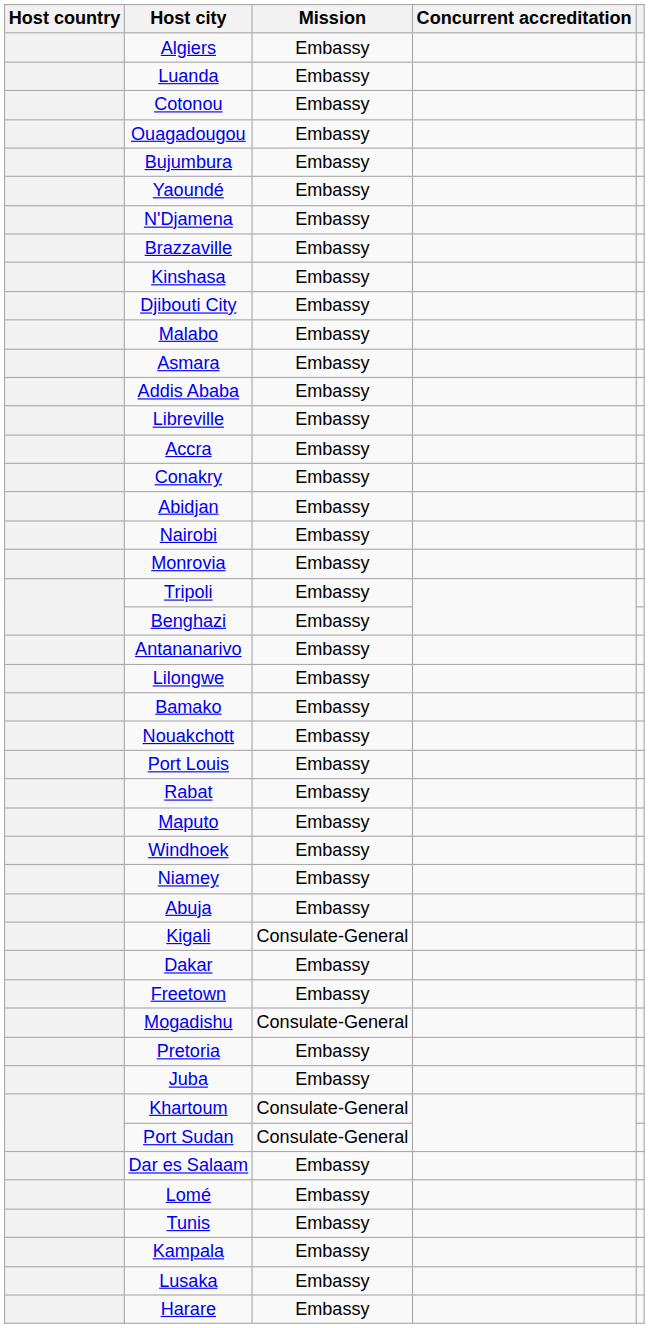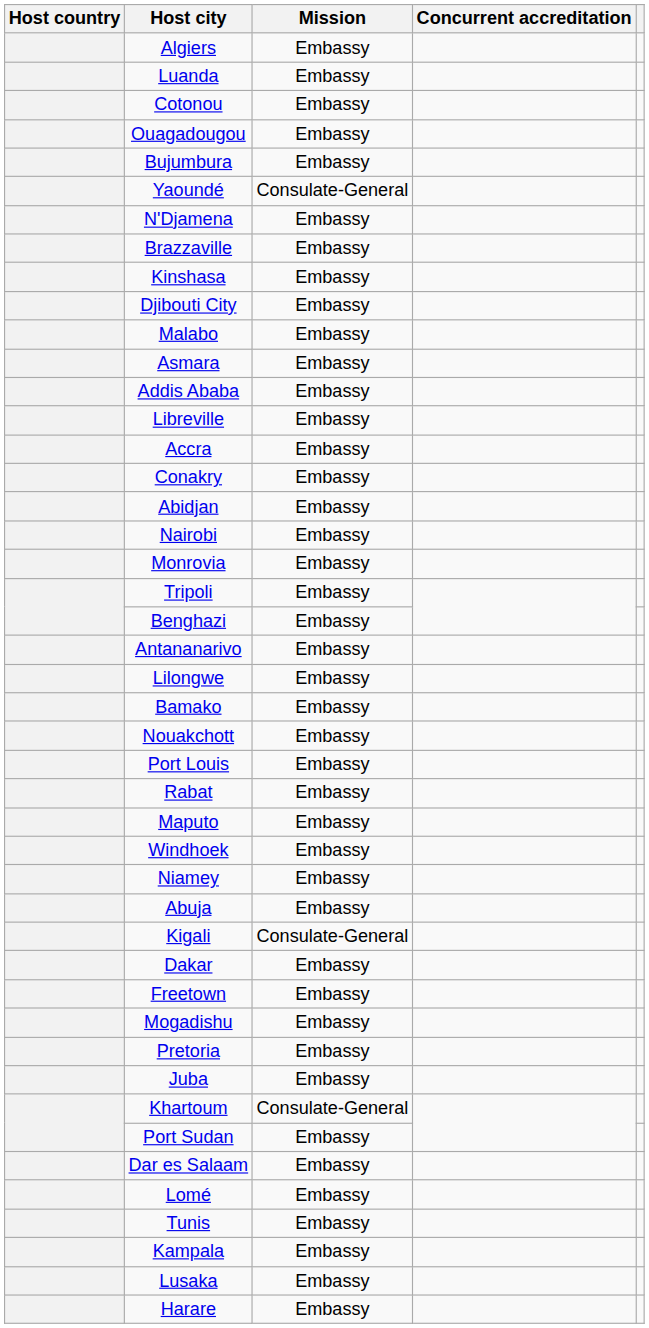(332, 190) Embassy -> (332, 190) Consulate-General
(332, 1022) Consulate-General -> (332, 1022) Embassy
(332, 1137) Consulate-General -> (332, 1137) Embassy
